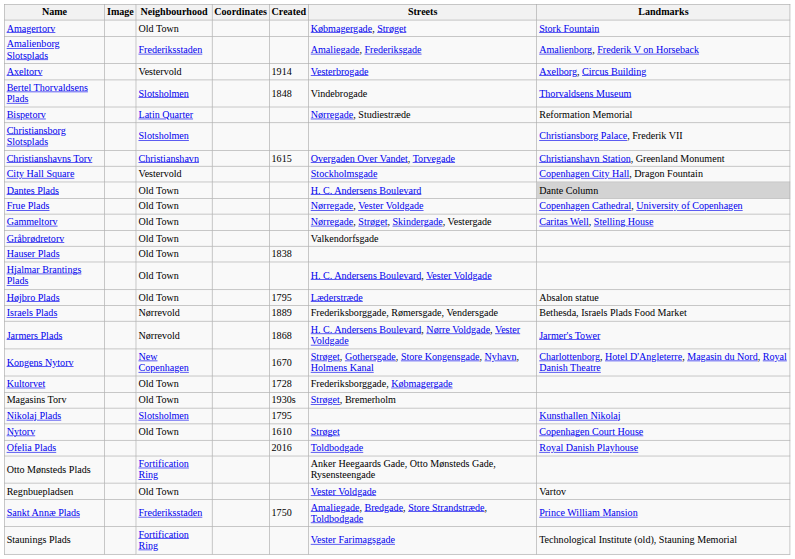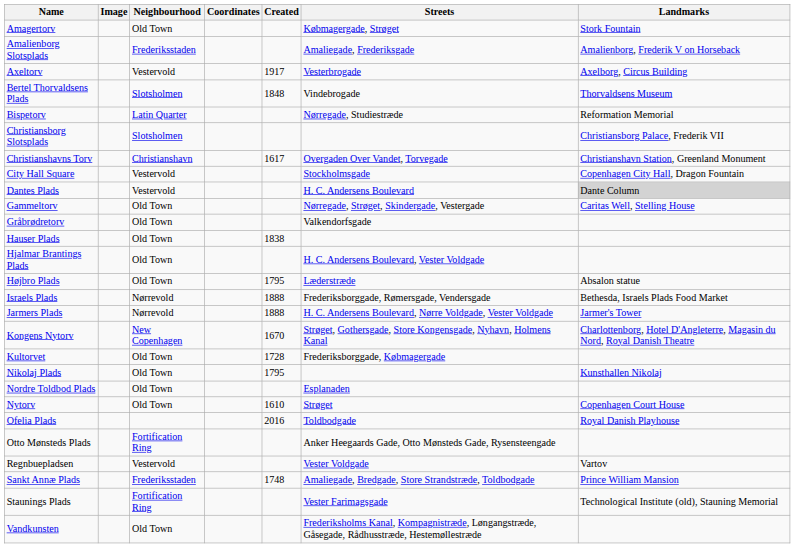(282, 71) 1914 -> (274, 71) 1917
(282, 158) 1615 -> (274, 158) 1617
(159, 190) Old Town -> (154, 190) Vestervold
- row: (28, 206)
(282, 313) 1889 -> (274, 297) 1888
(282, 335) 1868 -> (274, 313) 1888
- row: (37, 400)
(164, 416) Slotsholmen -> (152, 372) Old Town
+ row: (51, 388)
(159, 491) Old Town -> (154, 464) Vestervold
(282, 513) 1750 -> (274, 480) 1748
+ row: (33, 529)
